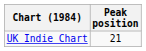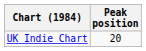(115, 39) 21 -> (115, 39) 20
